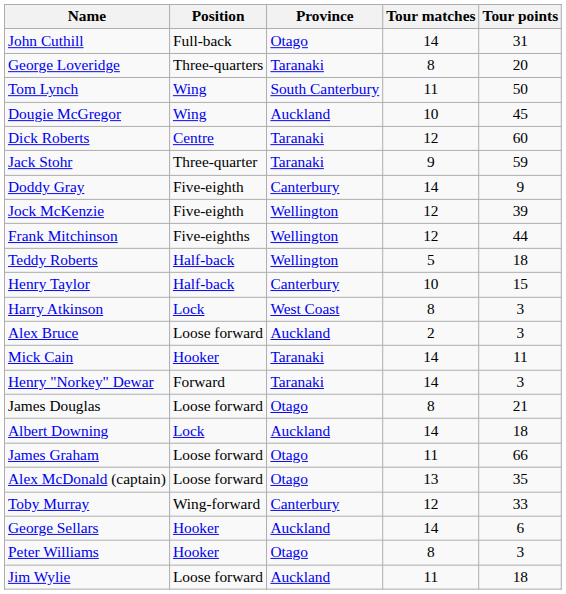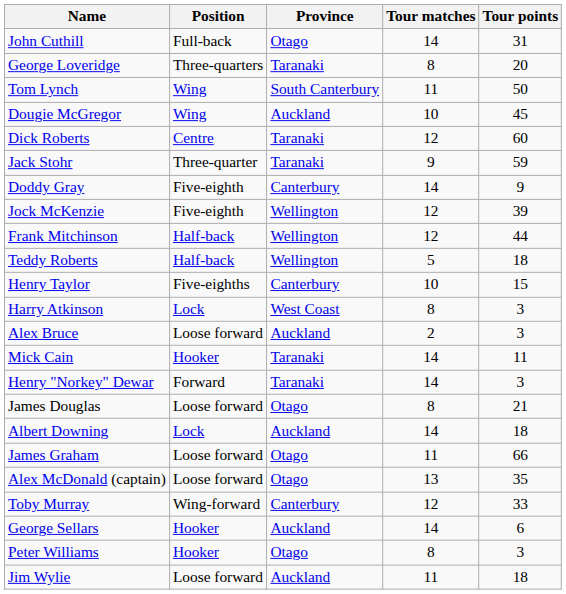(211, 235) Five-eighths -> (204, 235) Half-back
(204, 284) Half-back -> (211, 284) Five-eighths
